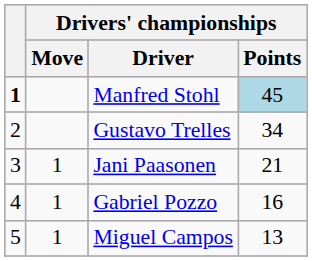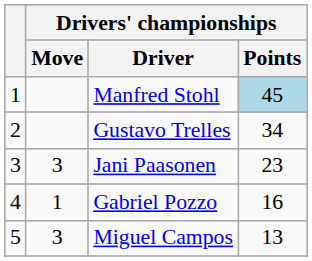(15, 93) bold -> (15, 93) normal
(57, 165) 1 -> (57, 165) 3
(272, 165) 21 -> (272, 165) 23
(57, 237) 1 -> (57, 237) 3
